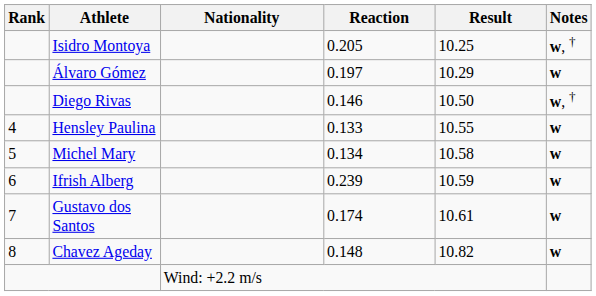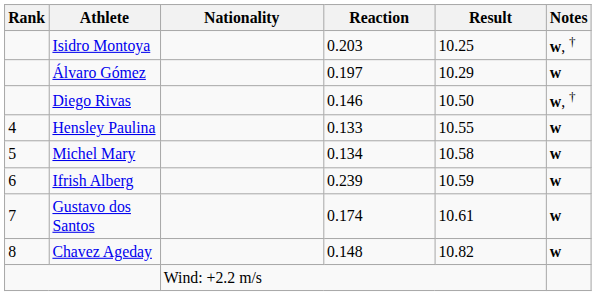(345, 45) 0.205 -> (345, 45) 0.203
